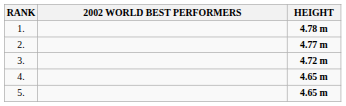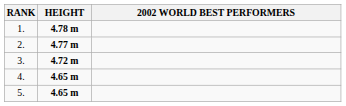columns swapped: (162, 12) <-> (314, 12)
